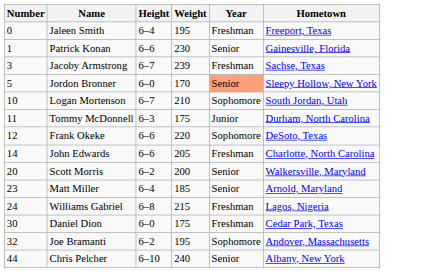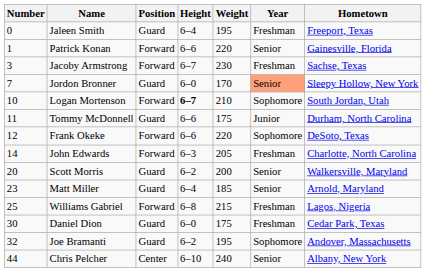+ column: (157, 13)
(182, 48) 230 -> (224, 48) 220
(182, 66) 239 -> (224, 66) 230
(9, 83) 5 -> (9, 83) 7
(146, 101) normal -> (188, 101) bold
(146, 118) 6–3 -> (188, 118) 6–6
(146, 153) 6–6 -> (188, 153) 6–3
(12, 206) 24 -> (12, 206) 25
